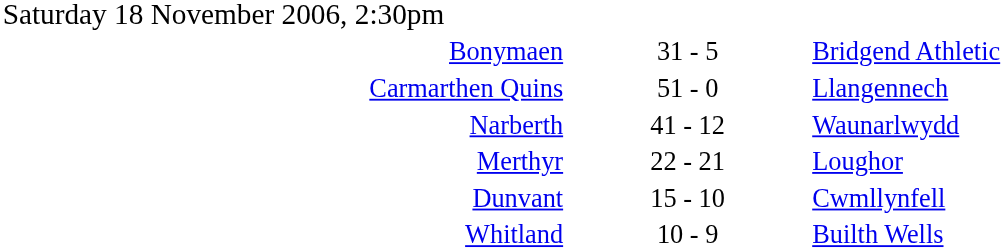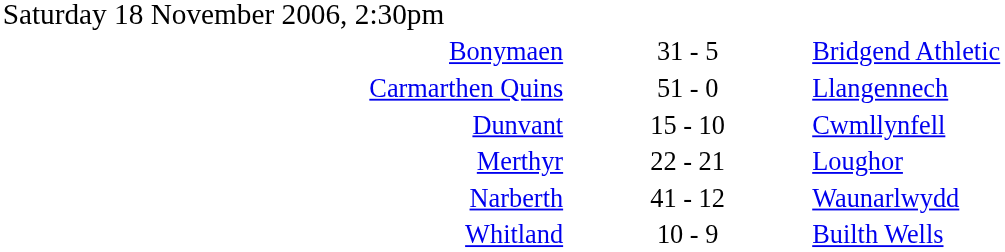rows swapped: (518, 198) <-> (516, 124)
